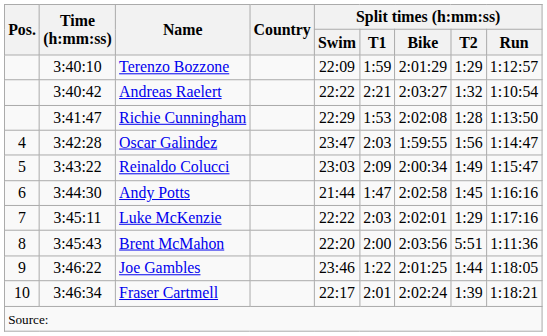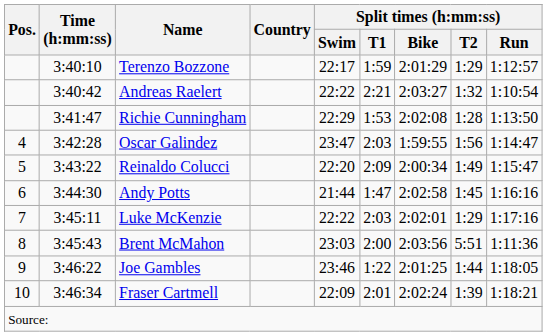(337, 67) 22:09 -> (337, 67) 22:17
(337, 167) 23:03 -> (337, 167) 22:20
(337, 243) 22:20 -> (337, 243) 23:03
(337, 293) 22:17 -> (337, 293) 22:09
